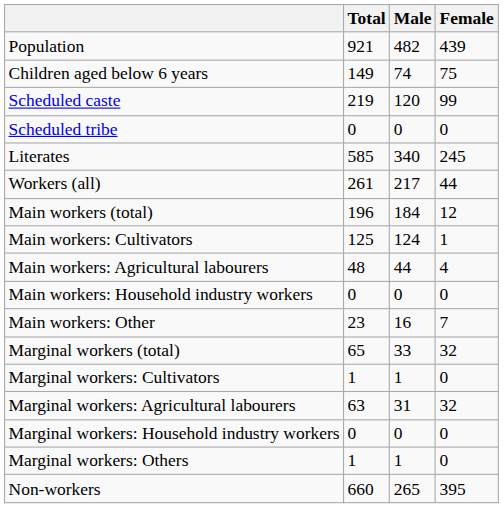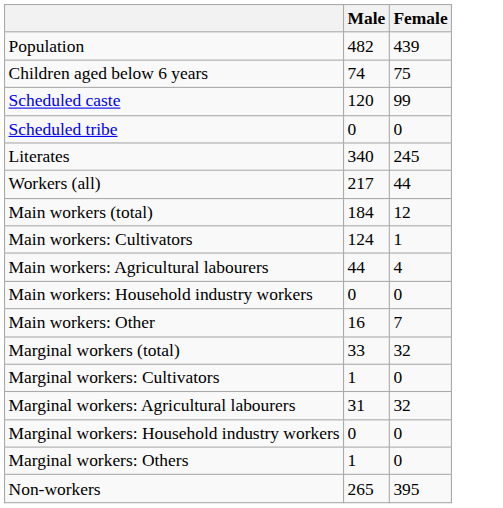- column: (367, 18)
